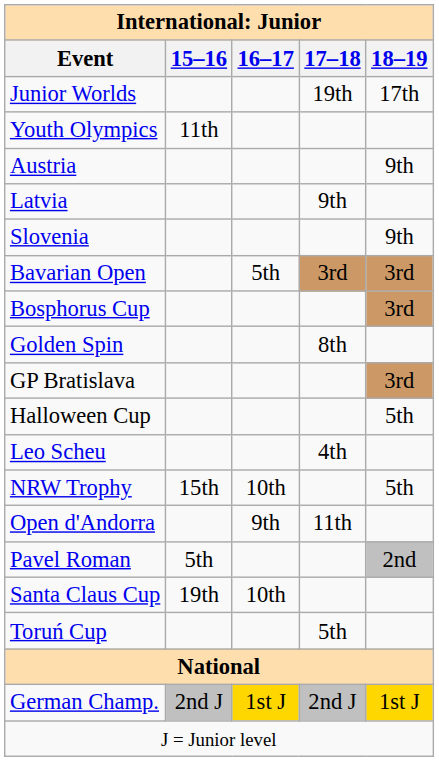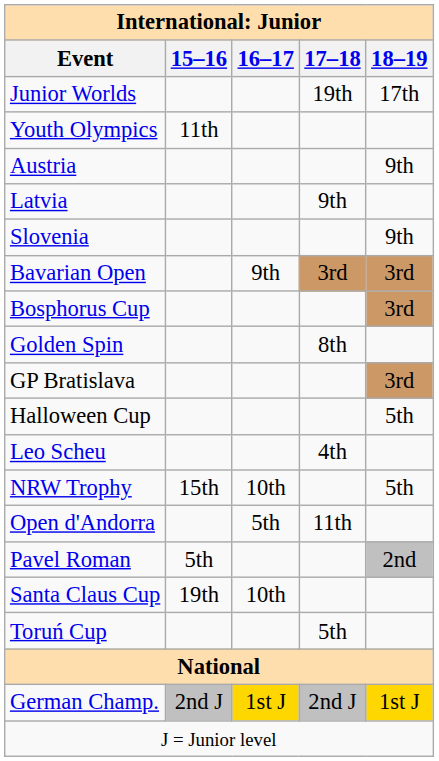(266, 272) 5th -> (266, 272) 9th
(266, 523) 9th -> (266, 523) 5th
